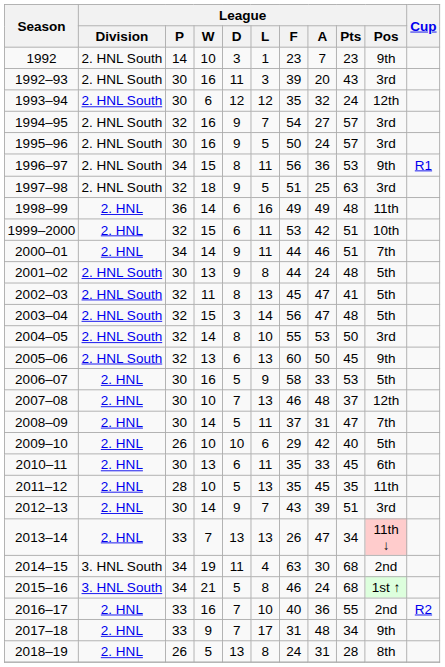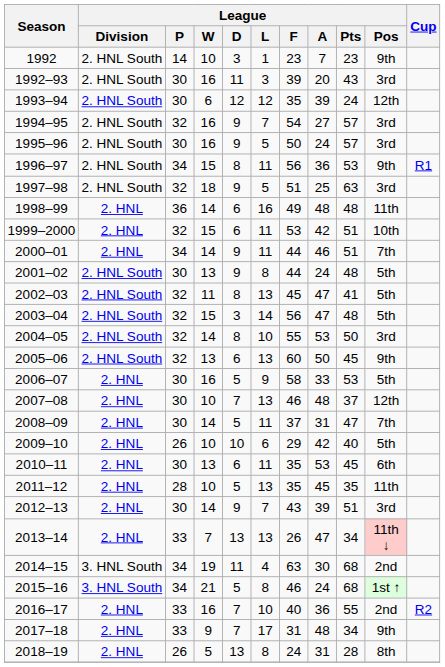(322, 101) 32 -> (322, 101) 39
(322, 208) 49 -> (322, 208) 48
(322, 465) 33 -> (322, 465) 53
